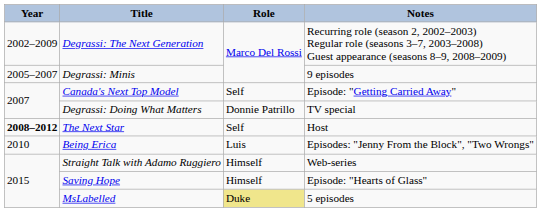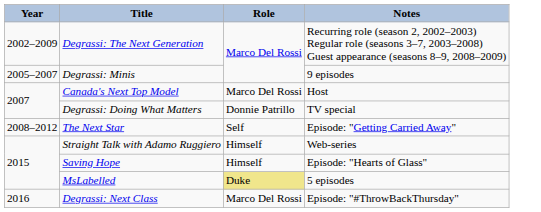(235, 91) Self -> (264, 91) Marco Del Rossi
(382, 91) Episode: "Getting Carried Away" -> (318, 91) Host
(32, 127) bold -> (32, 127) normal
(318, 127) Host -> (382, 127) Episode: "Getting Carried Away"
- row: (89, 145)
+ row: (110, 198)
